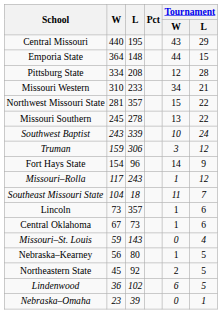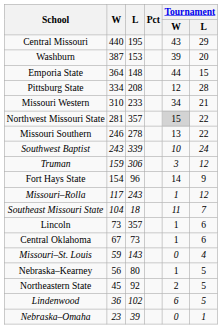+ row: (56, 57)
(176, 103) no background -> (176, 118) lightgrey background
(116, 118) 245 -> (116, 133) 246
